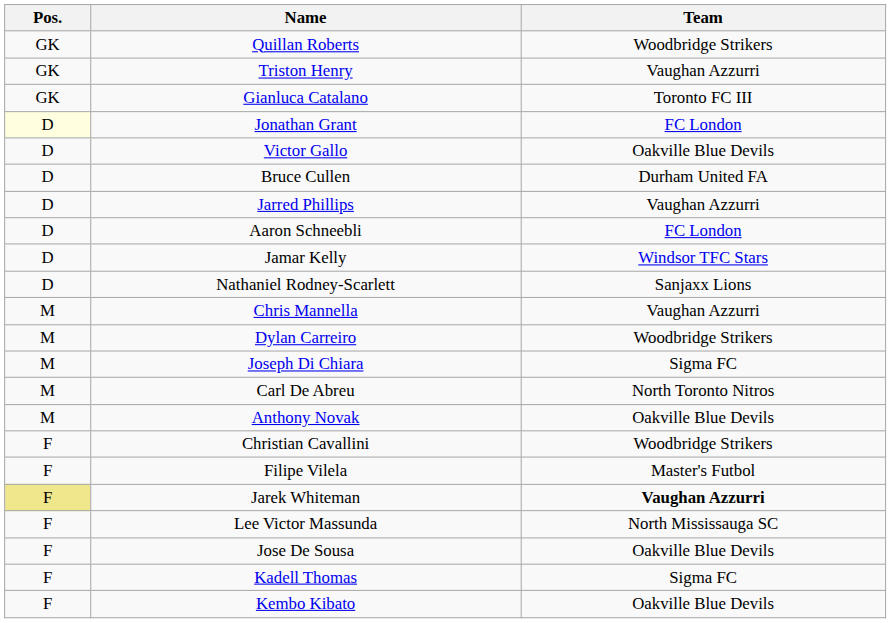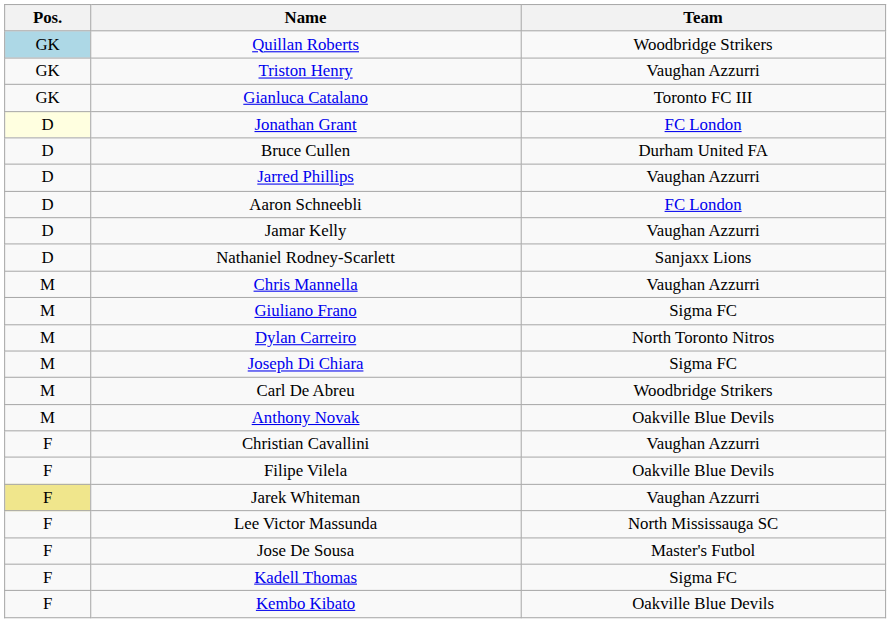(48, 44) no background -> (48, 44) lightblue background
- row: (306, 151)
(703, 257) Windsor TFC Stars -> (703, 230) Vaughan Azzurri
+ row: (306, 310)
(703, 337) Woodbridge Strikers -> (703, 337) North Toronto Nitros
(703, 390) North Toronto Nitros -> (703, 390) Woodbridge Strikers
(703, 444) Woodbridge Strikers -> (703, 444) Vaughan Azzurri
(703, 470) Master's Futbol -> (703, 470) Oakville Blue Devils
(703, 497) bold -> (703, 497) normal
(703, 550) Oakville Blue Devils -> (703, 550) Master's Futbol
